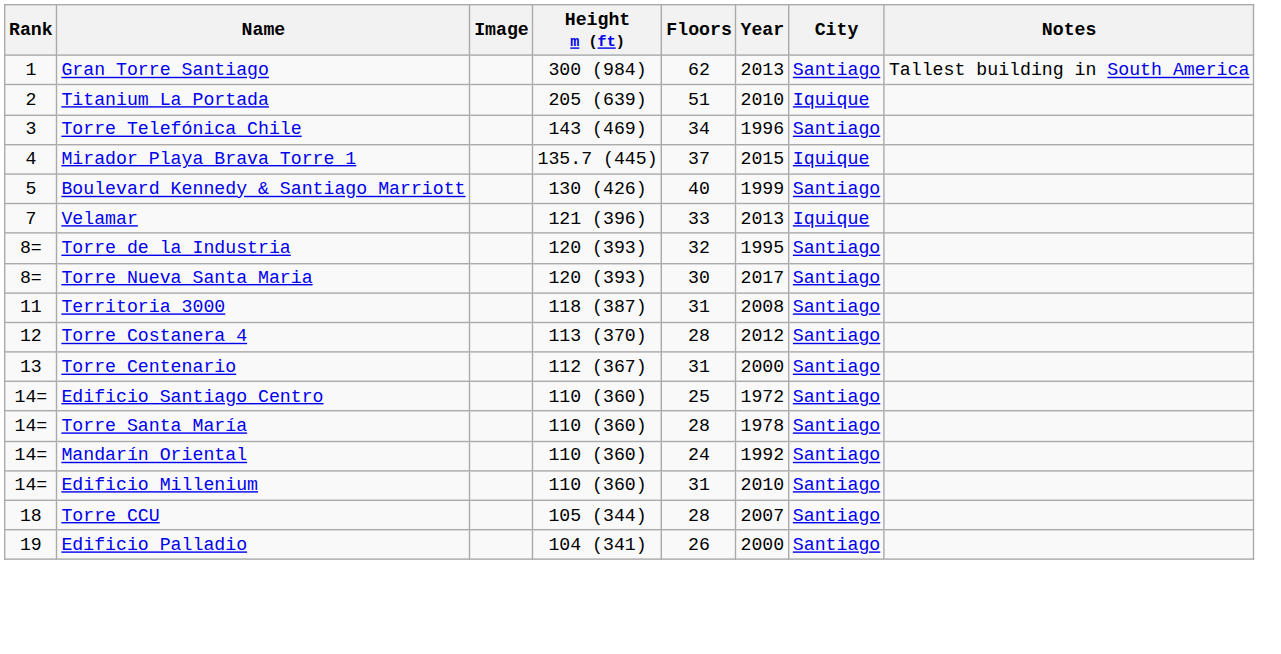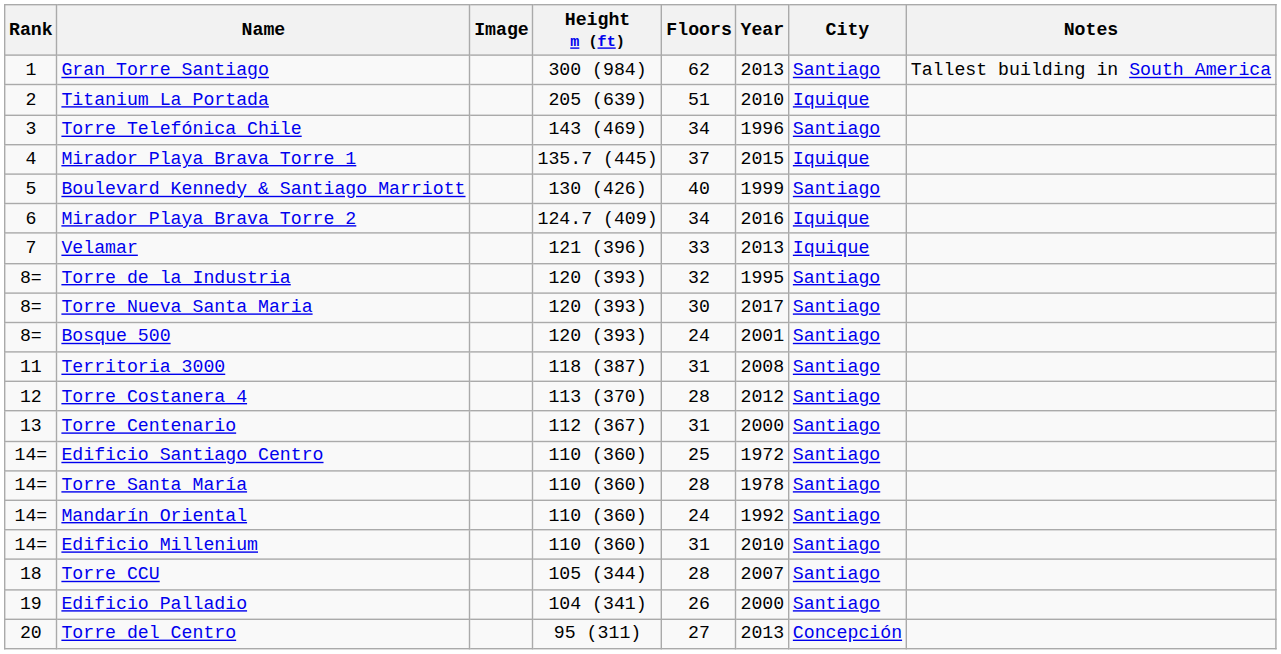+ row: (209, 219)
+ row: (116, 337)
+ row: (149, 634)
